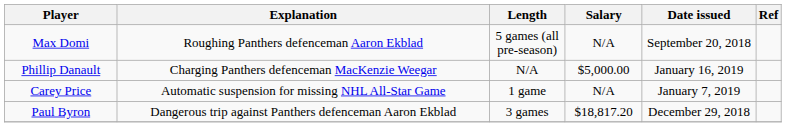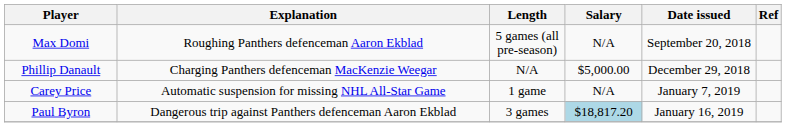(699, 70) January 16, 2019 -> (699, 70) December 29, 2018
(604, 111) no background -> (604, 111) lightblue background
(699, 111) December 29, 2018 -> (699, 111) January 16, 2019
